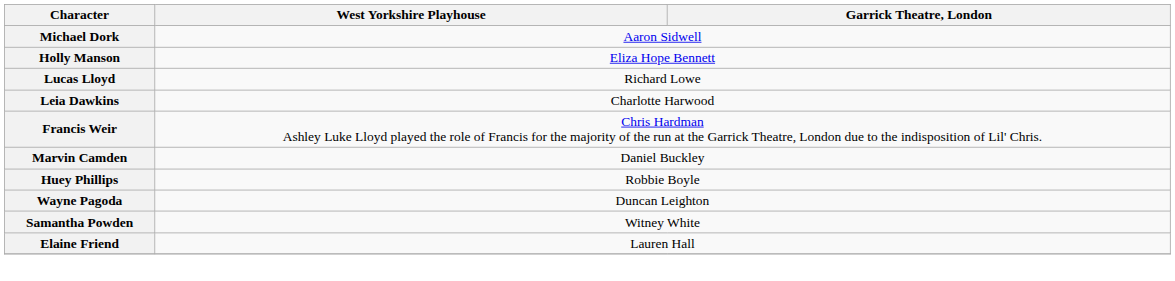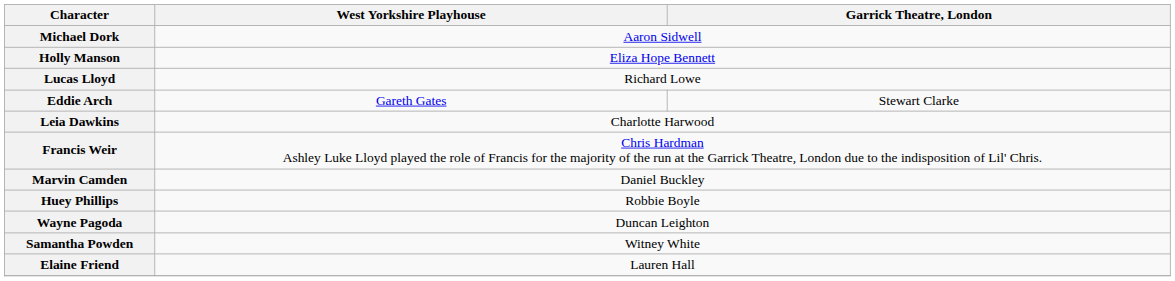+ row: (80, 100)
